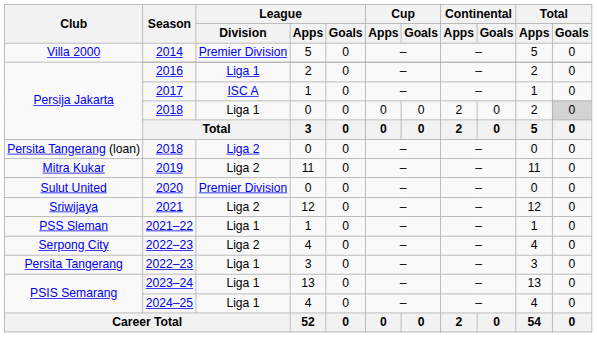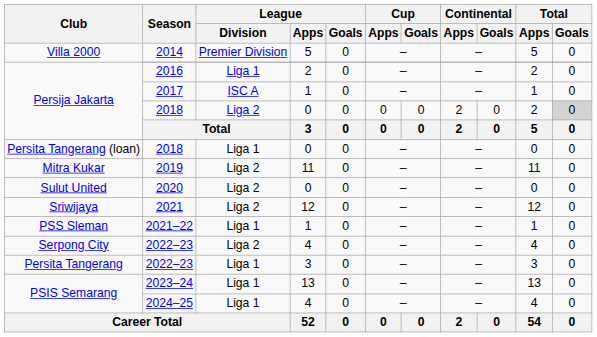(243, 110) Liga 1 -> (243, 110) Liga 2
(243, 149) Liga 2 -> (243, 149) Liga 1
(243, 187) Premier Division -> (243, 187) Liga 2
